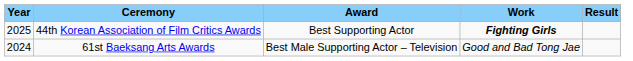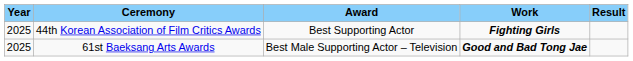(19, 47) 2024 -> (19, 47) 2025
(521, 47) normal -> (525, 47) bold
